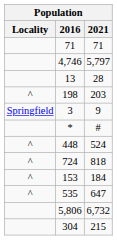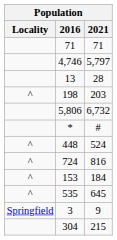rows swapped: (70, 111) <-> (70, 210)
(98, 161) 818 -> (98, 161) 816
(98, 194) 647 -> (98, 194) 645
